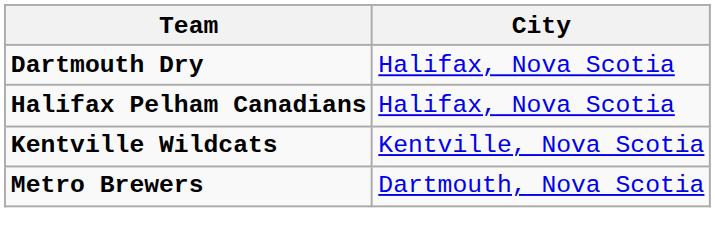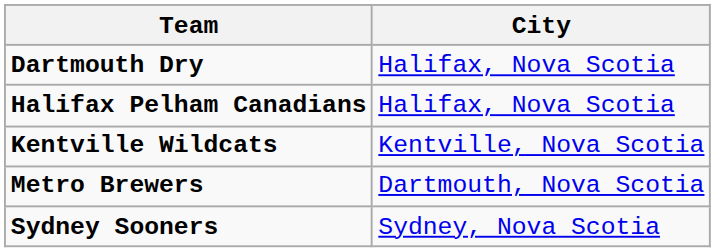+ row: (115, 226)
